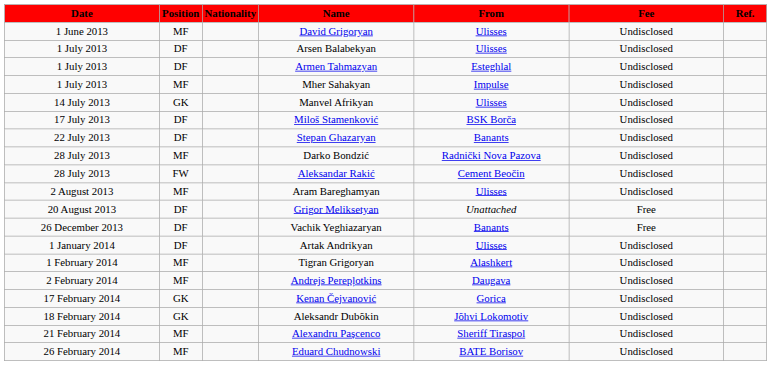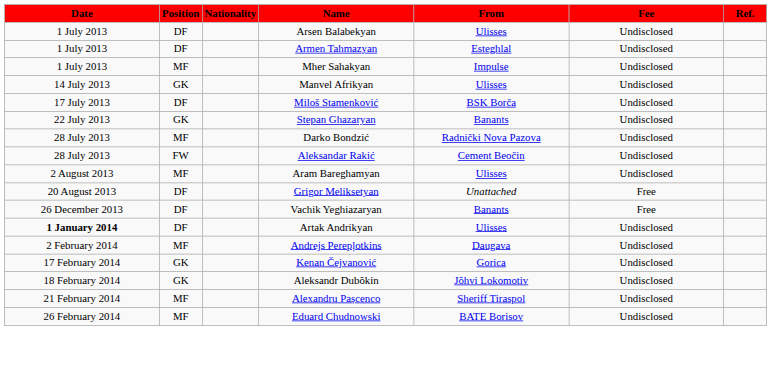- row: (336, 31)
(181, 138) DF -> (181, 120) GK
(82, 245) normal -> (82, 227) bold
- row: (336, 263)
